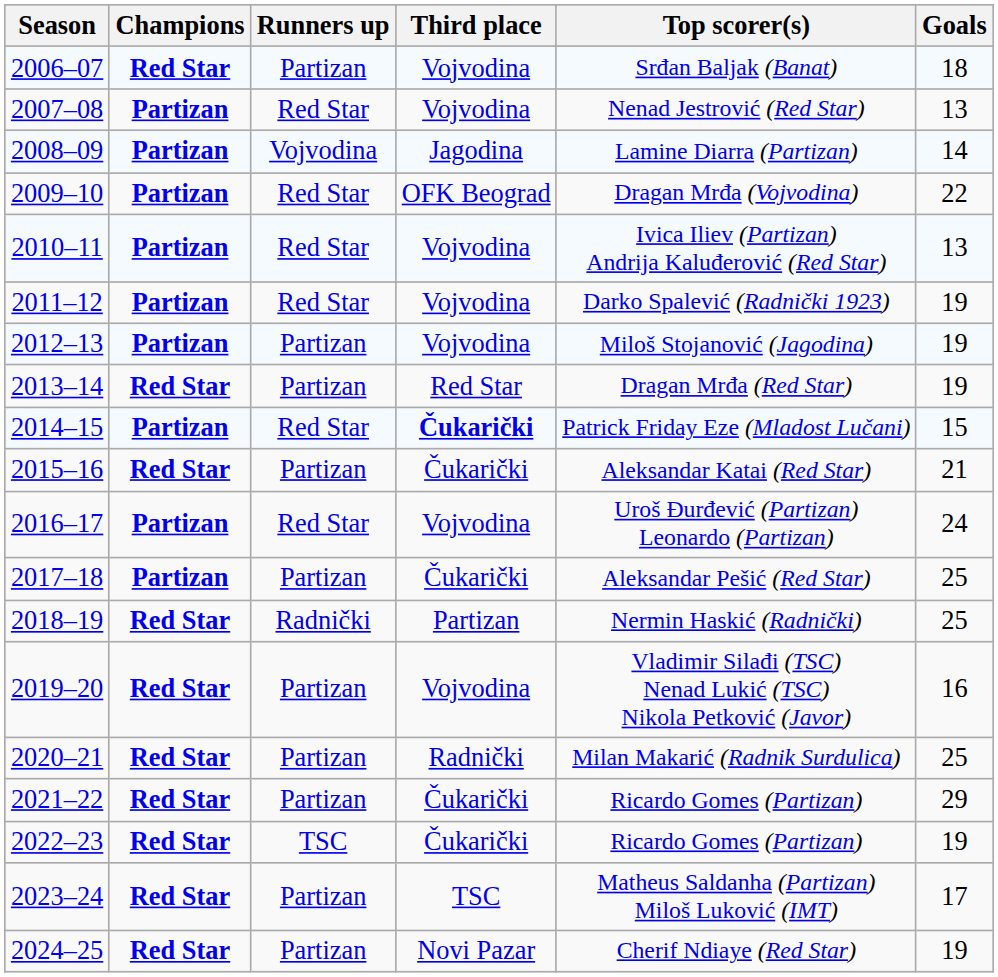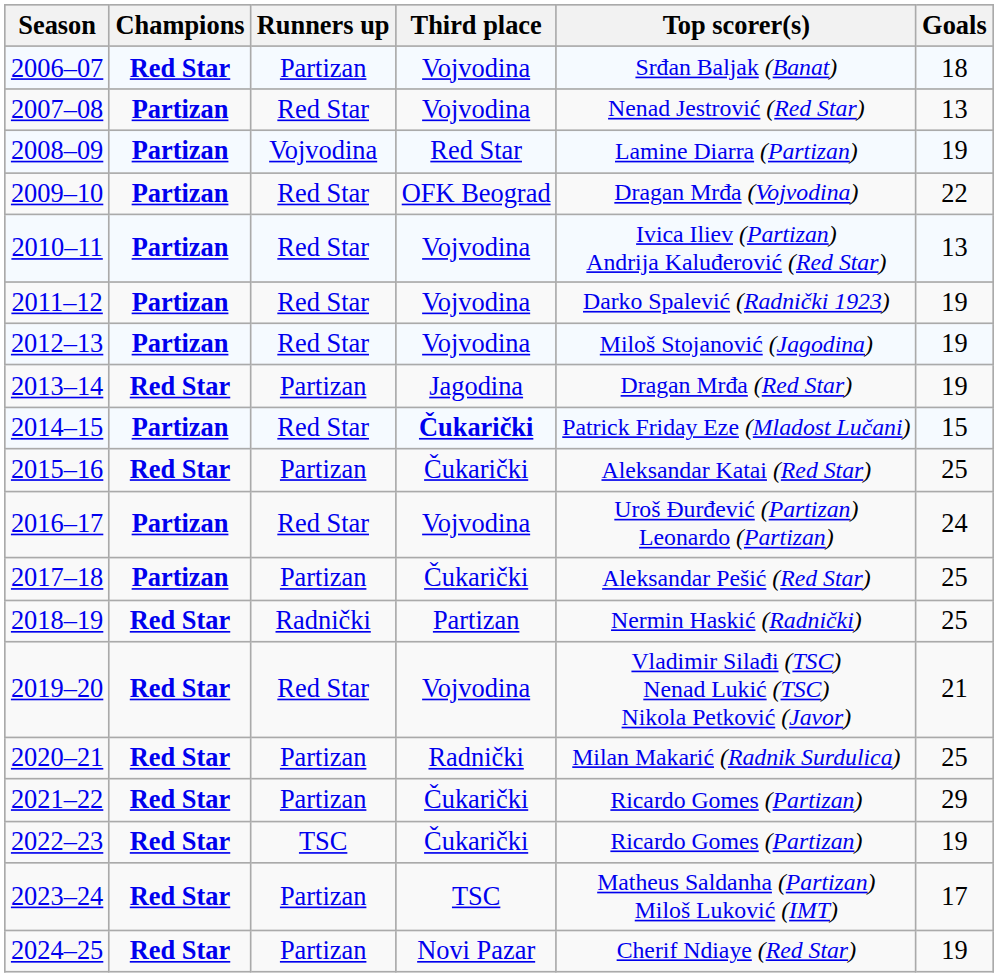(476, 151) Jagodina -> (476, 151) Red Star
(954, 151) 14 -> (954, 151) 19
(323, 343) Partizan -> (323, 343) Red Star
(476, 385) Red Star -> (476, 385) Jagodina
(954, 469) 21 -> (954, 469) 25
(323, 689) Partizan -> (323, 689) Red Star
(954, 689) 16 -> (954, 689) 21
